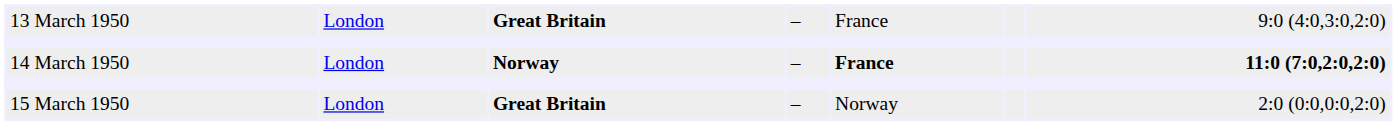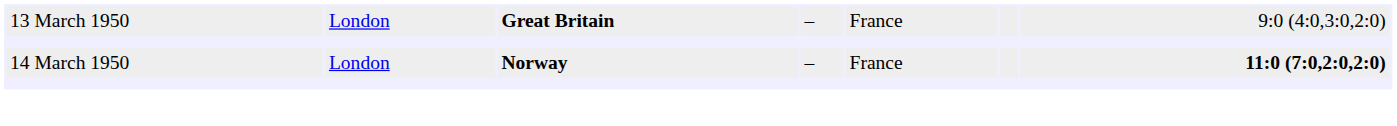(864, 62) bold -> (876, 62) normal
- row: (70, 103)
